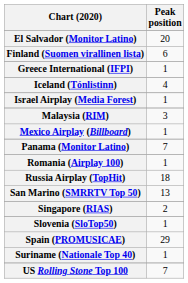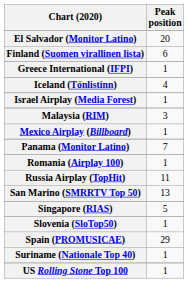(165, 178) 18 -> (165, 178) 11
(165, 208) 2 -> (165, 208) 5
(165, 270) 7 -> (165, 270) 1
